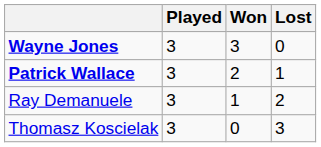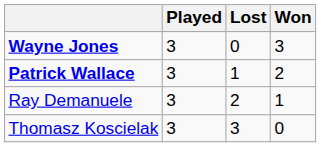columns swapped: (249, 18) <-> (293, 18)
